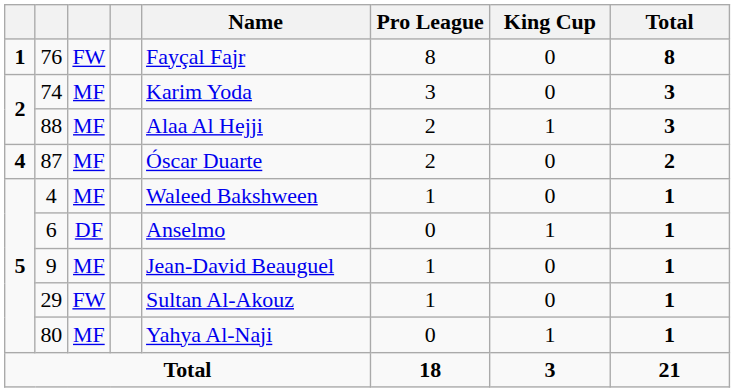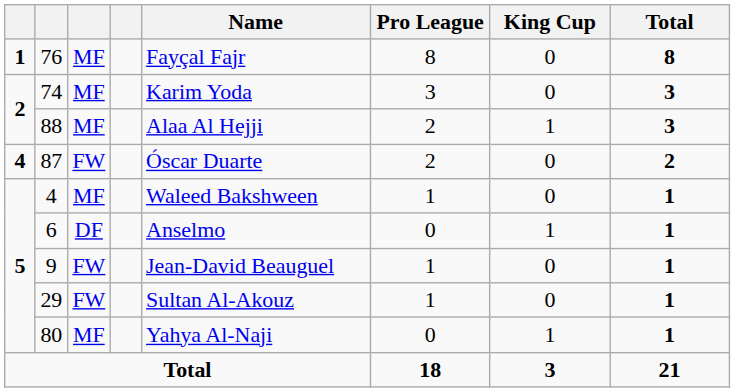(89, 56) FW -> (89, 56) MF
(89, 160) MF -> (89, 160) FW
(89, 265) MF -> (89, 265) FW
